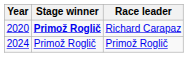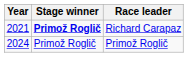(18, 28) 2020 -> (18, 28) 2021
